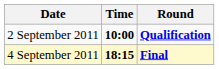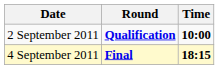columns swapped: (119, 14) <-> (175, 14)
